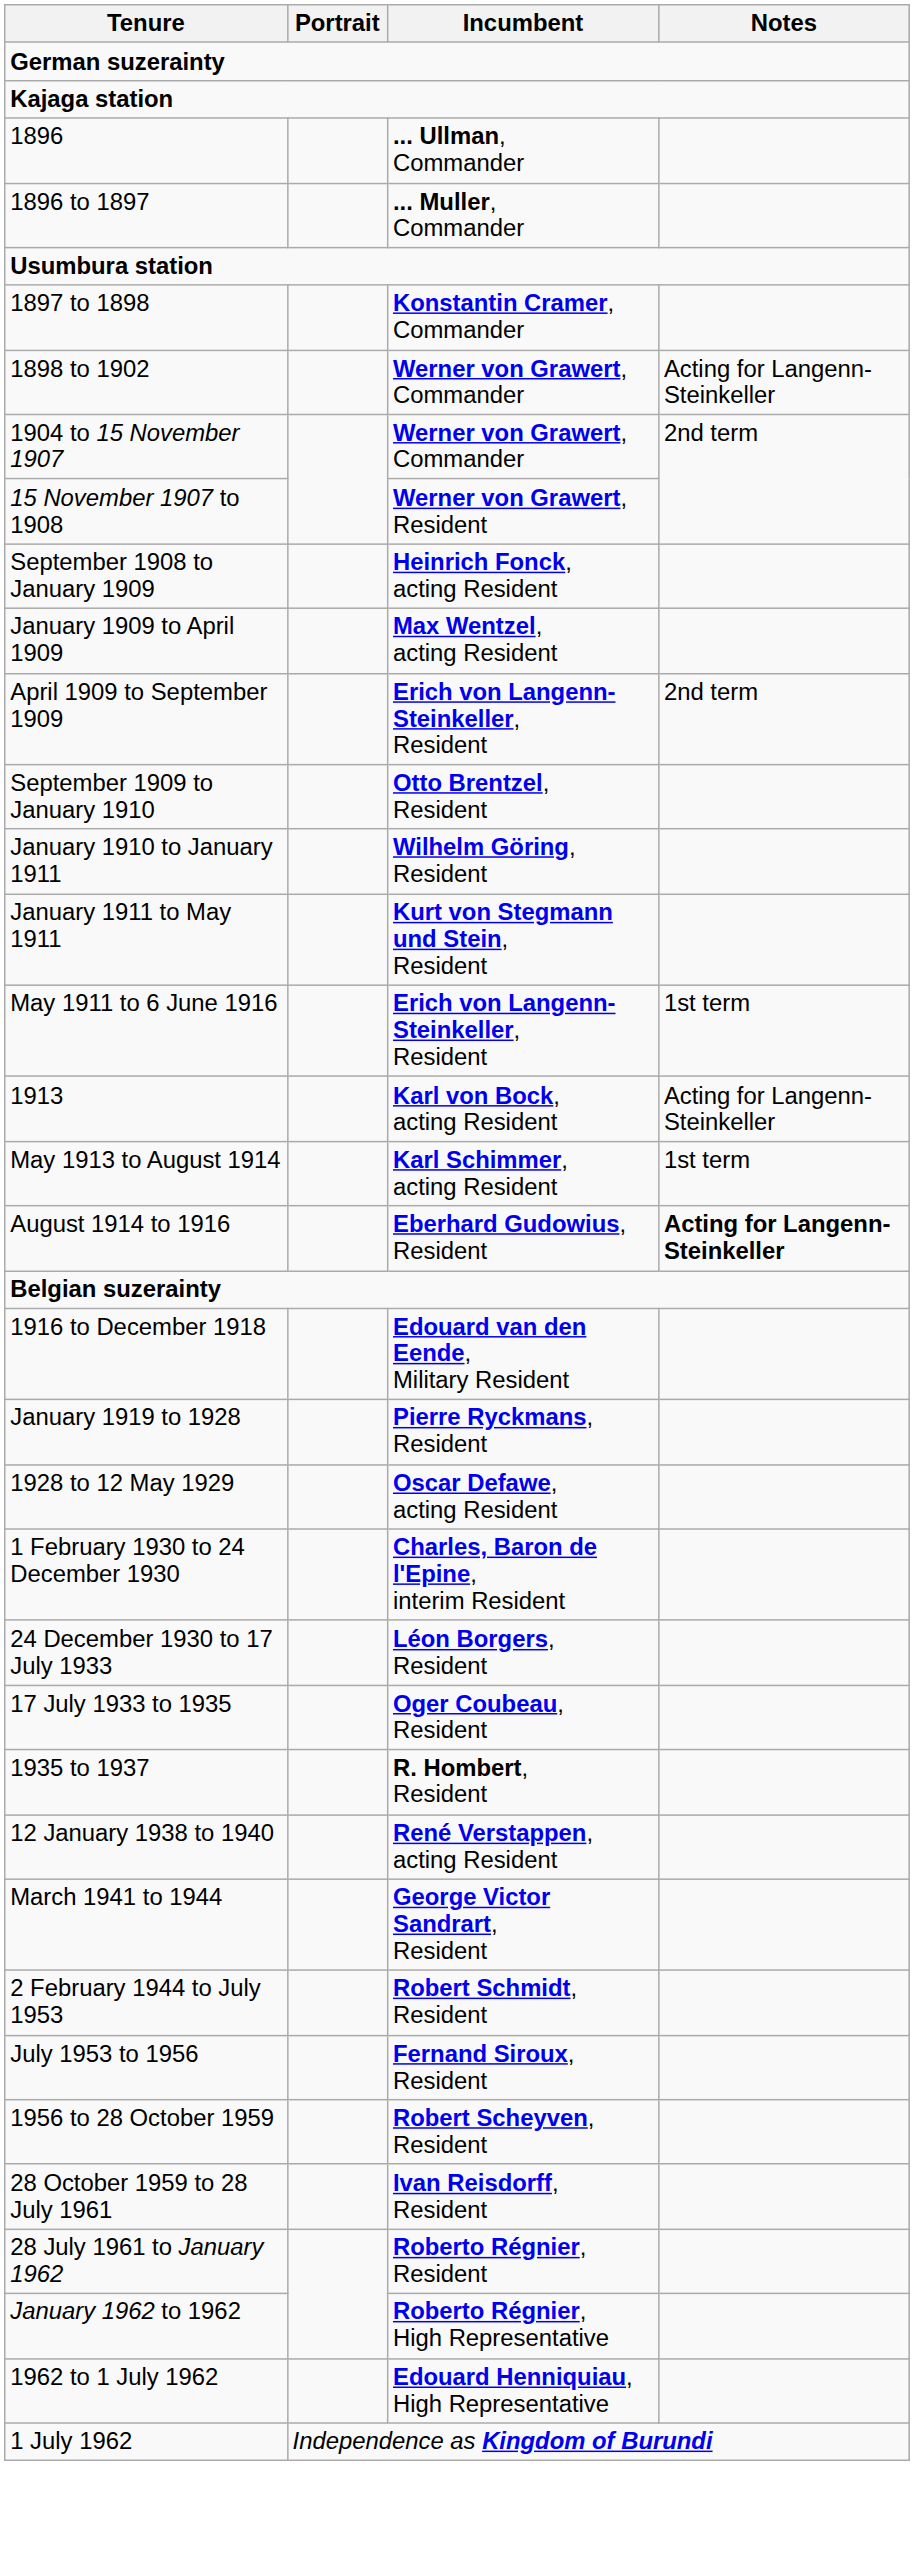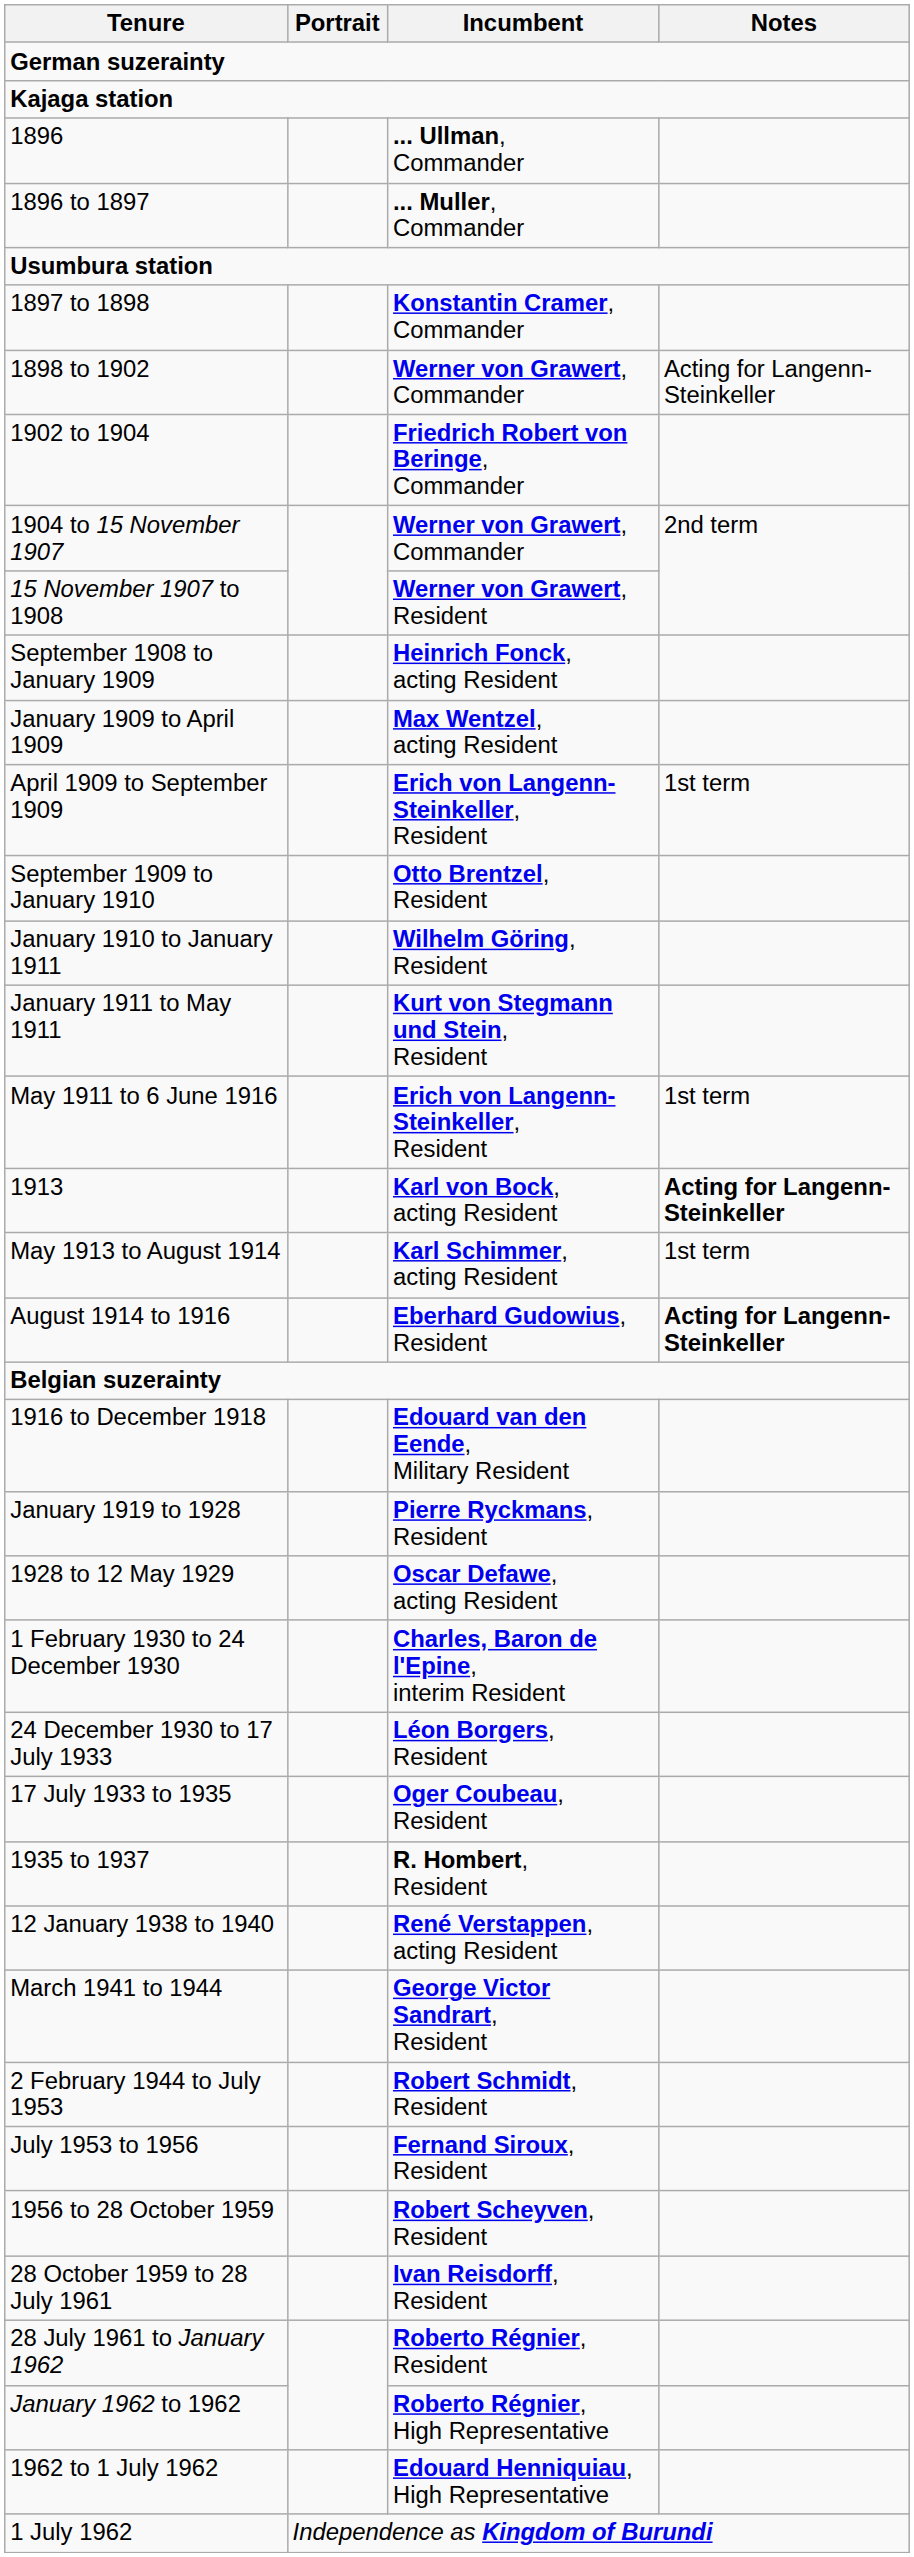+ row: (80, 433)
(711, 691) 2nd term -> (707, 783) 1st term
(768, 1108) normal -> (777, 1200) bold
